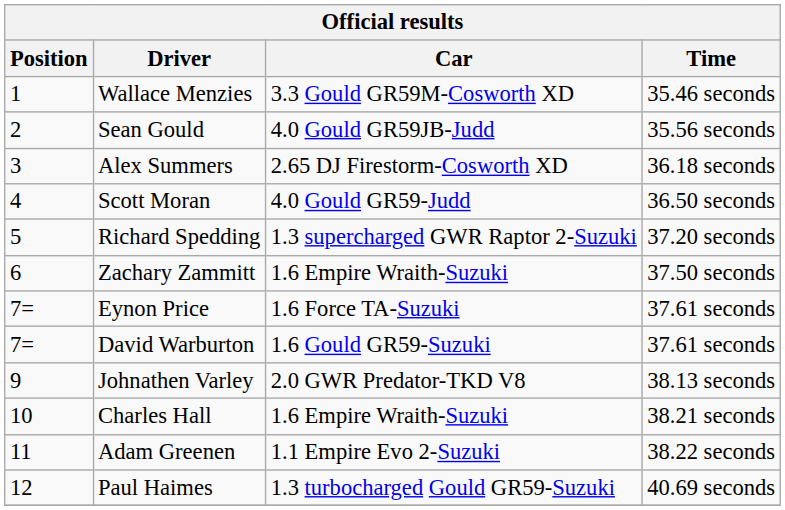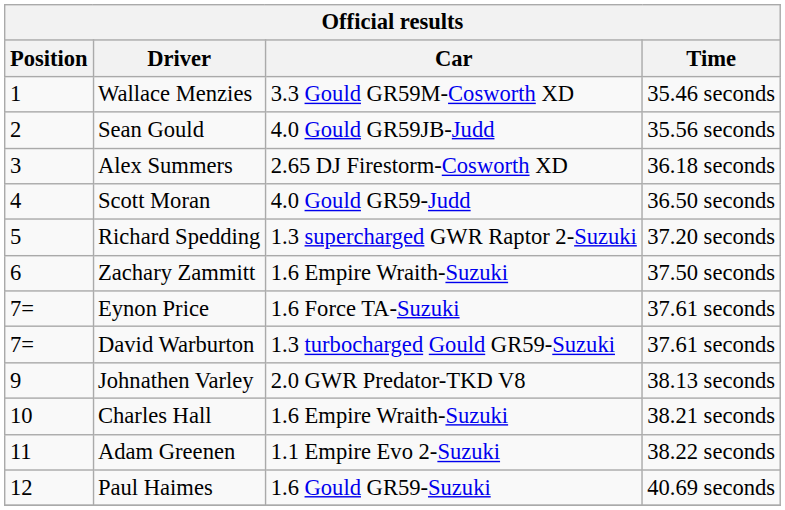(381, 344) 1.6 Gould GR59-Suzuki -> (443, 344) 1.3 turbocharged Gould GR59-Suzuki
(443, 487) 1.3 turbocharged Gould GR59-Suzuki -> (381, 487) 1.6 Gould GR59-Suzuki
